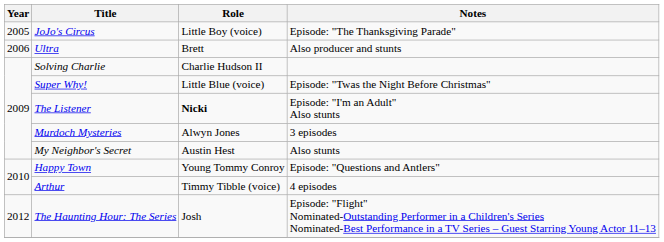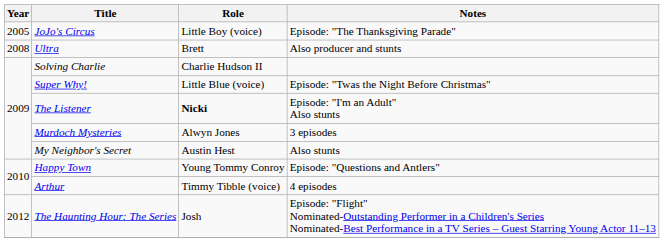(18, 48) 2006 -> (18, 48) 2008
